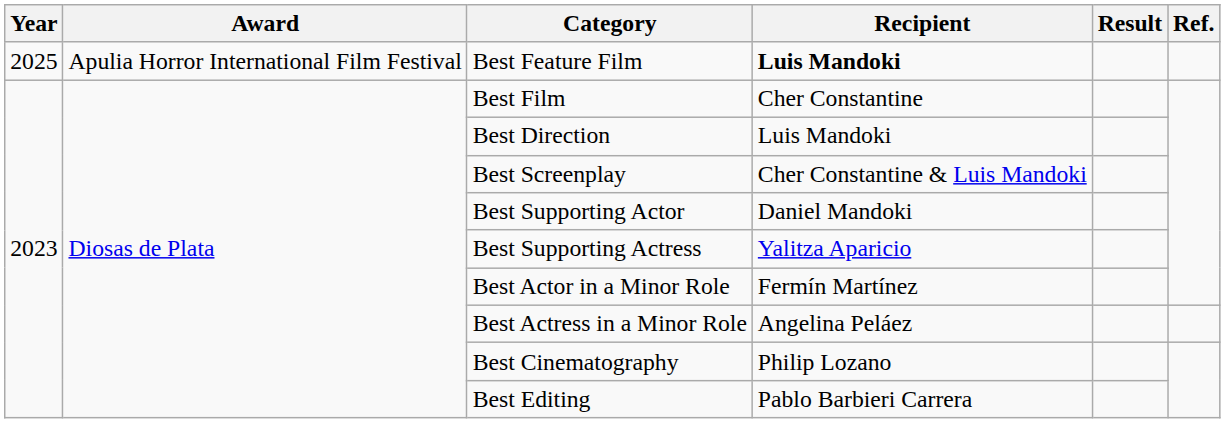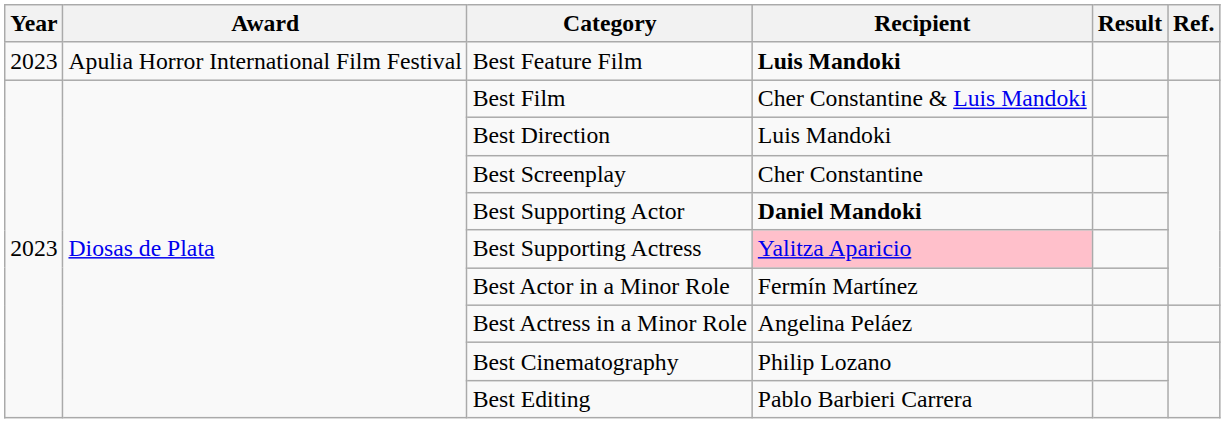(34, 60) 2025 -> (34, 60) 2023
(840, 98) Cher Constantine -> (922, 98) Cher Constantine & Luis Mandoki
(922, 173) Cher Constantine & Luis Mandoki -> (840, 173) Cher Constantine
(835, 211) normal -> (840, 211) bold
(835, 248) no background -> (835, 248) pink background
